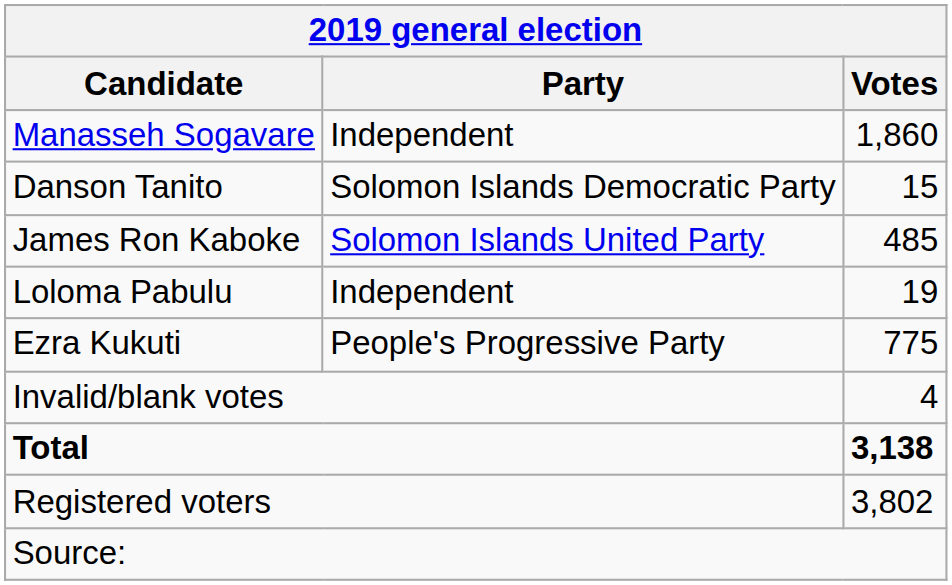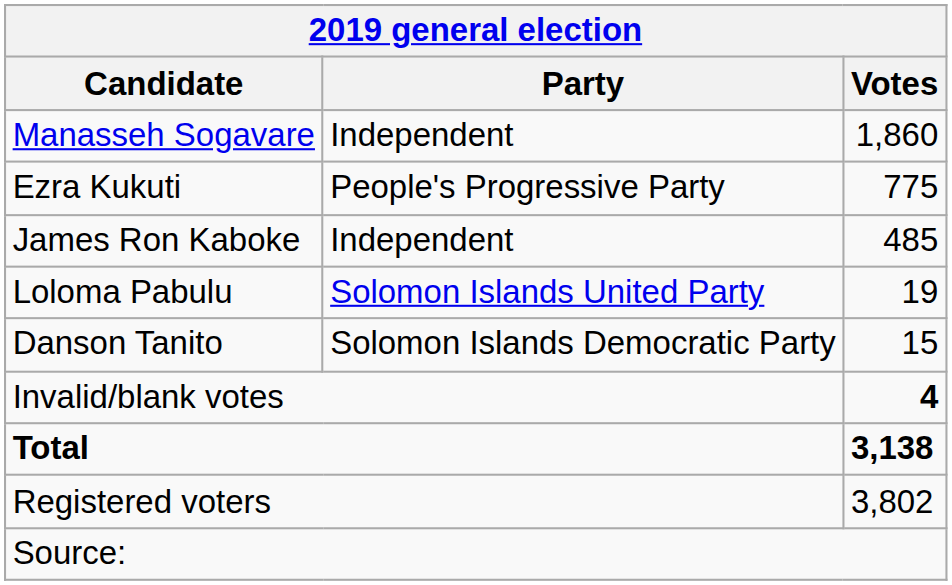rows swapped: (97, 344) <-> (118, 187)
(547, 239) Solomon Islands United Party -> (422, 239) Independent
(422, 291) Independent -> (547, 291) Solomon Islands United Party
(929, 396) normal -> (929, 396) bold
